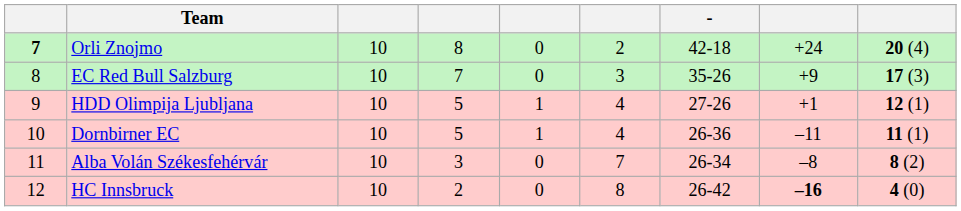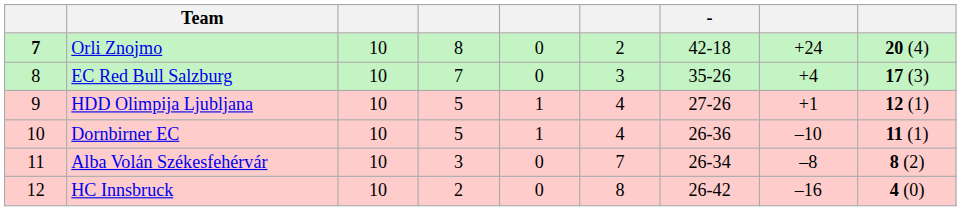(808, 76) +9 -> (808, 76) +4
(808, 133) –11 -> (808, 133) –10
(808, 190) bold -> (808, 190) normal
